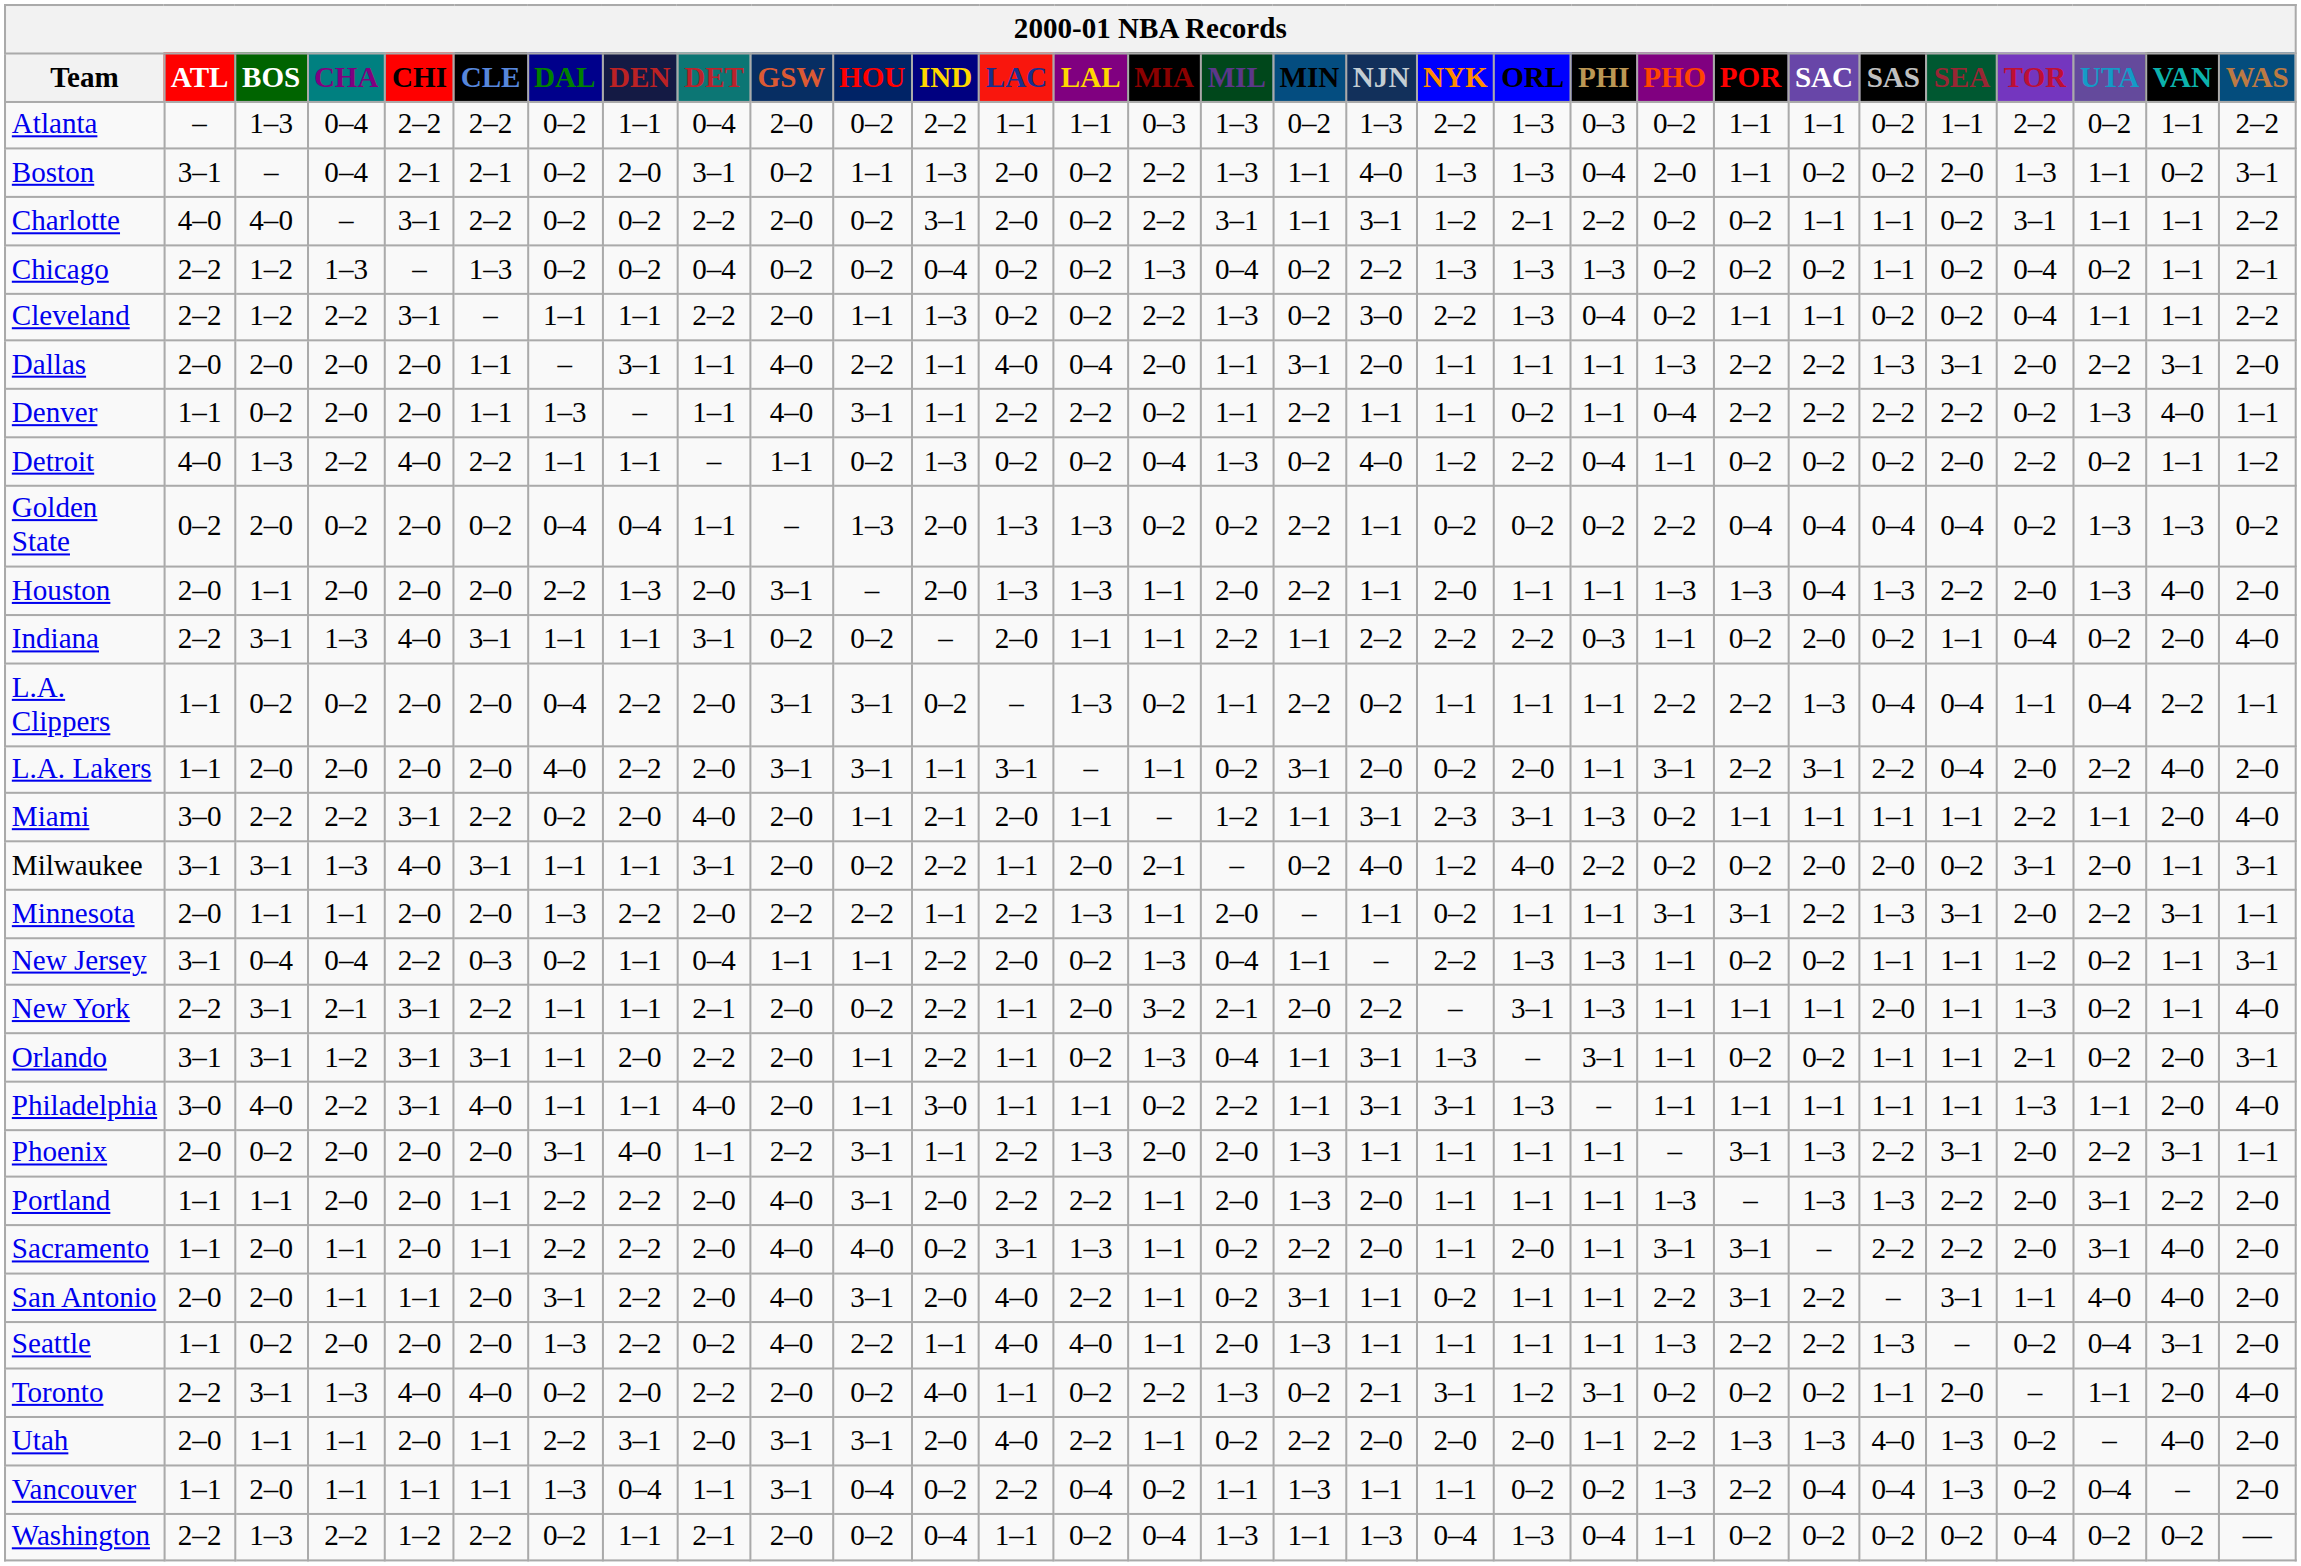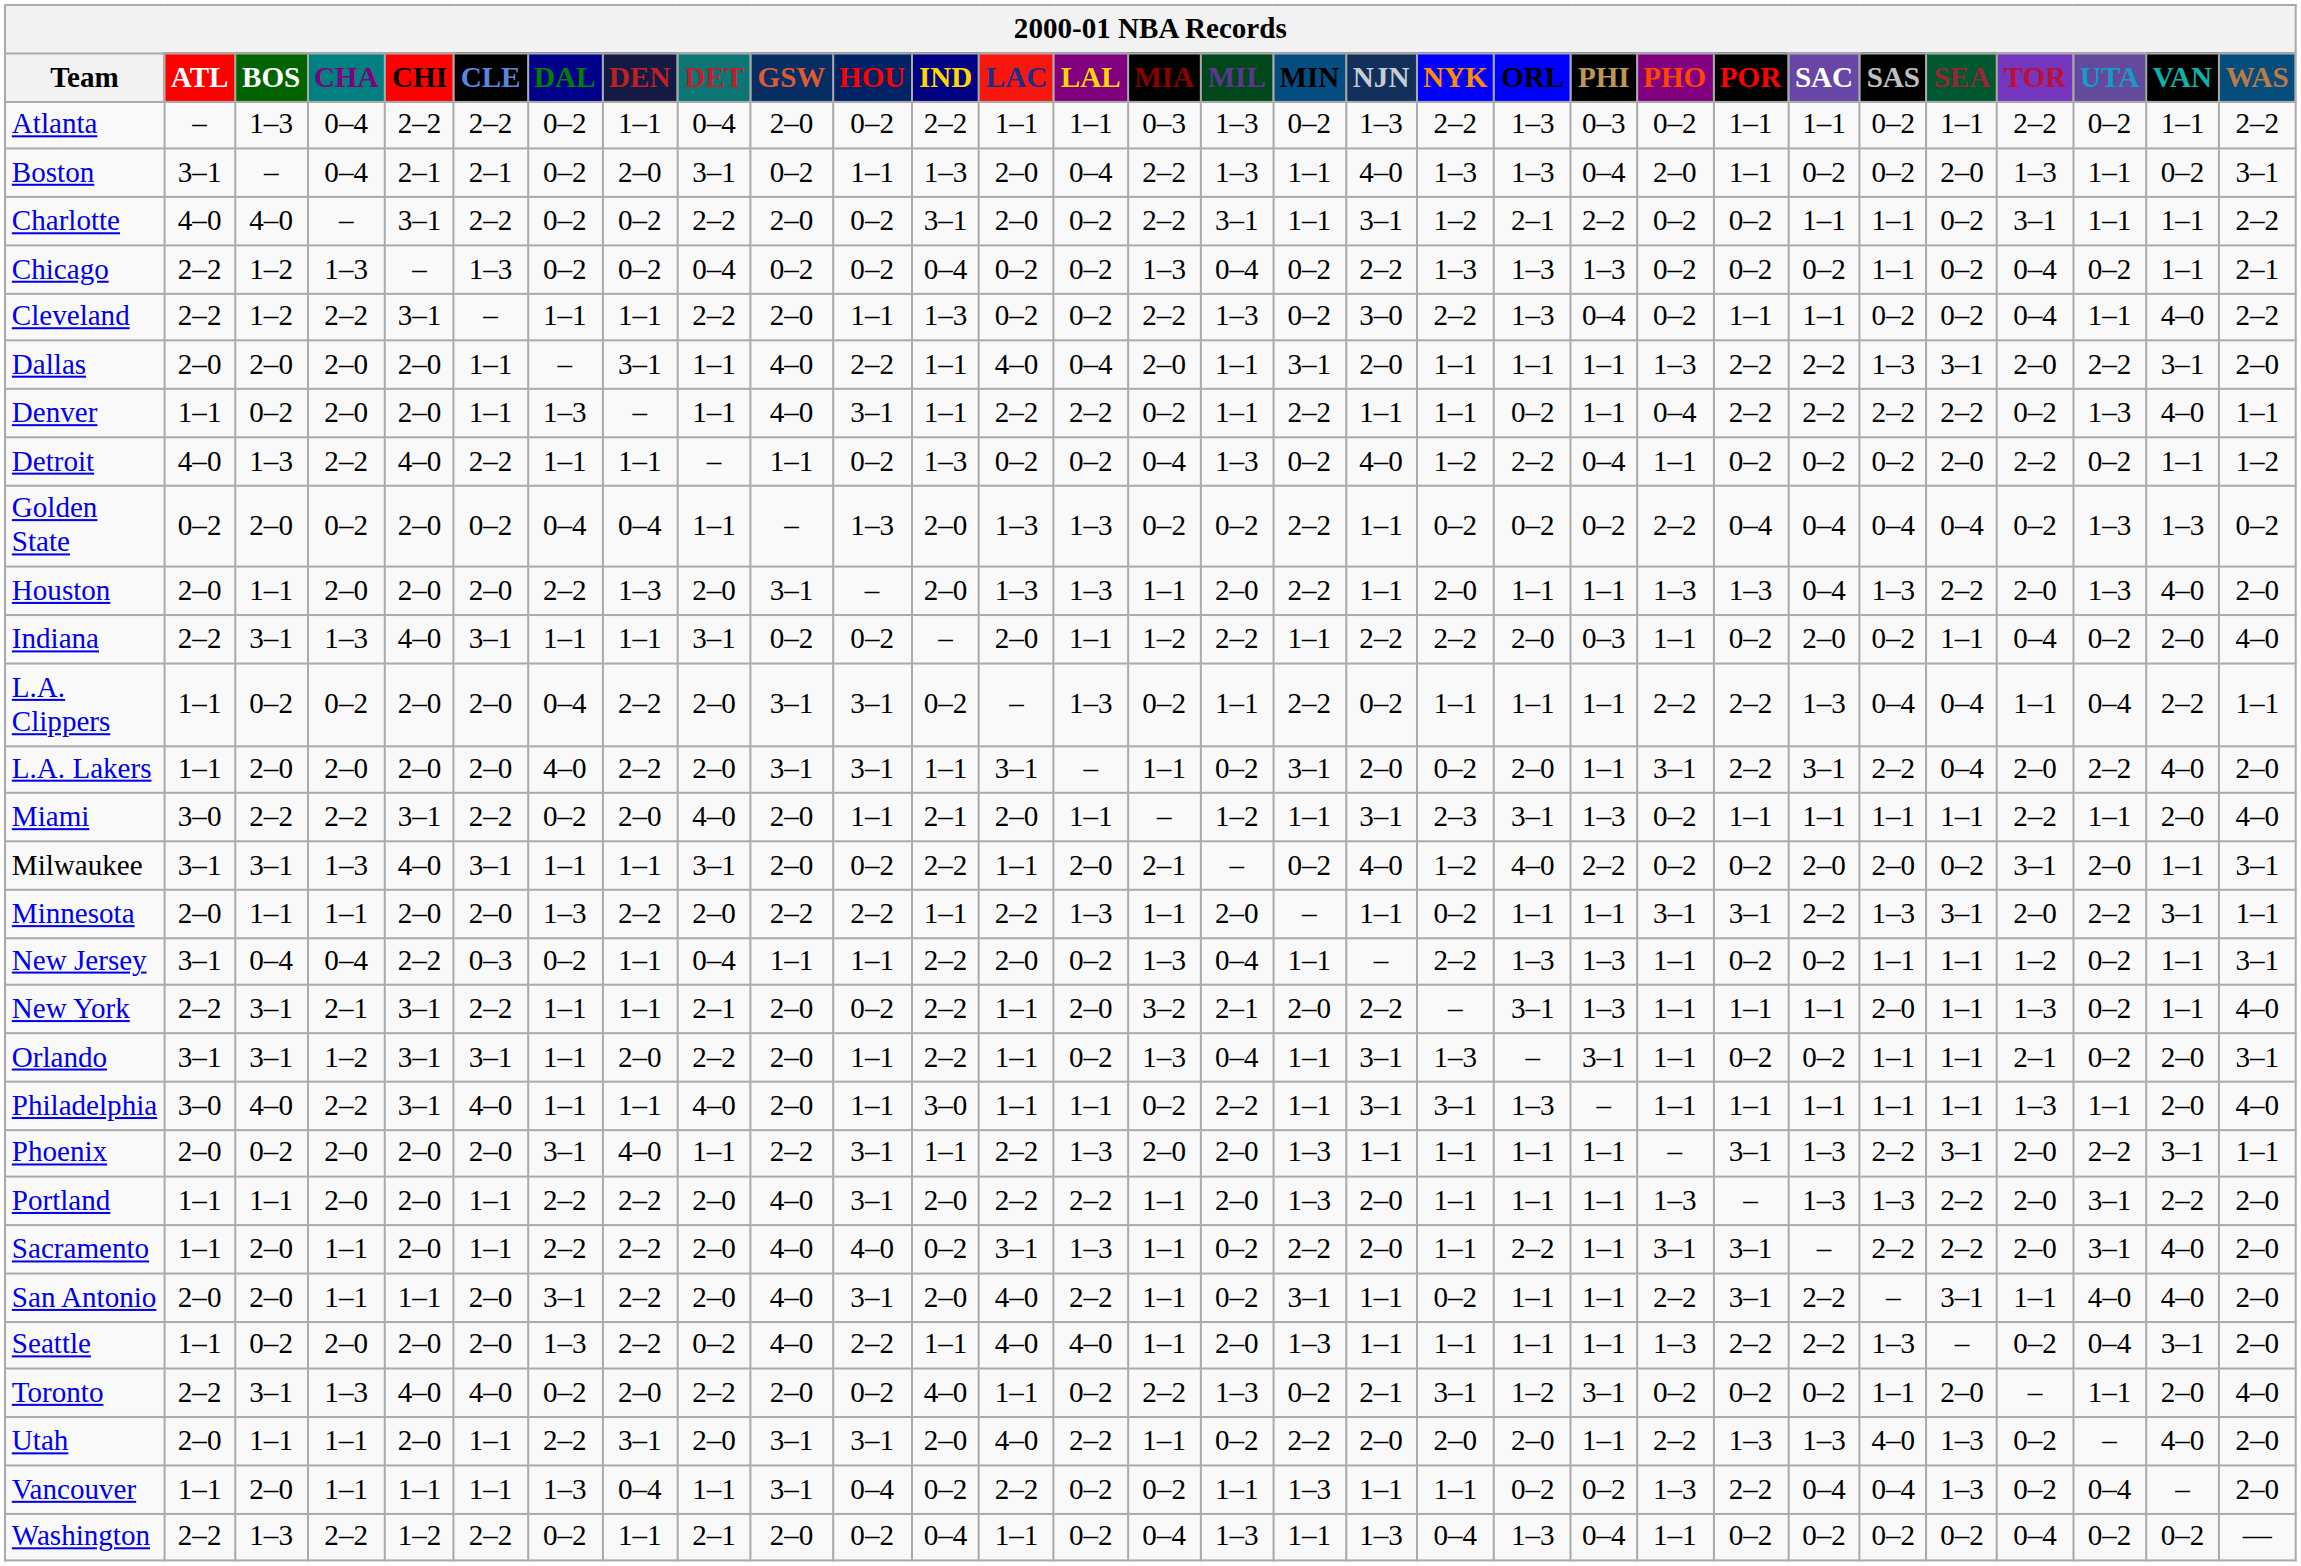(1091, 172) 0–2 -> (1091, 172) 0–4
(2182, 316) 1–1 -> (2182, 316) 4–0
(1164, 638) 1–1 -> (1164, 638) 1–2
(1533, 638) 2–2 -> (1533, 638) 2–0
(1533, 1248) 2–0 -> (1533, 1248) 2–2
(1091, 1488) 0–4 -> (1091, 1488) 0–2
